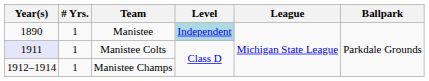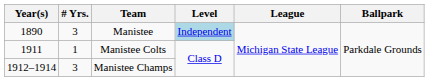(75, 31) 1 -> (75, 31) 3
(32, 49) lavender background -> (32, 49) no background
(75, 67) 1 -> (75, 67) 3
